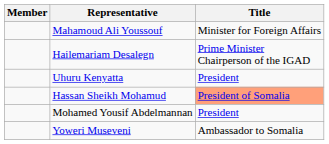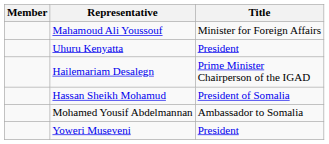rows swapped: (103, 54) <-> (88, 78)
(244, 95) lightsalmon background -> (244, 95) no background
(218, 113) President -> (250, 113) Ambassador to Somalia
(250, 130) Ambassador to Somalia -> (218, 130) President
